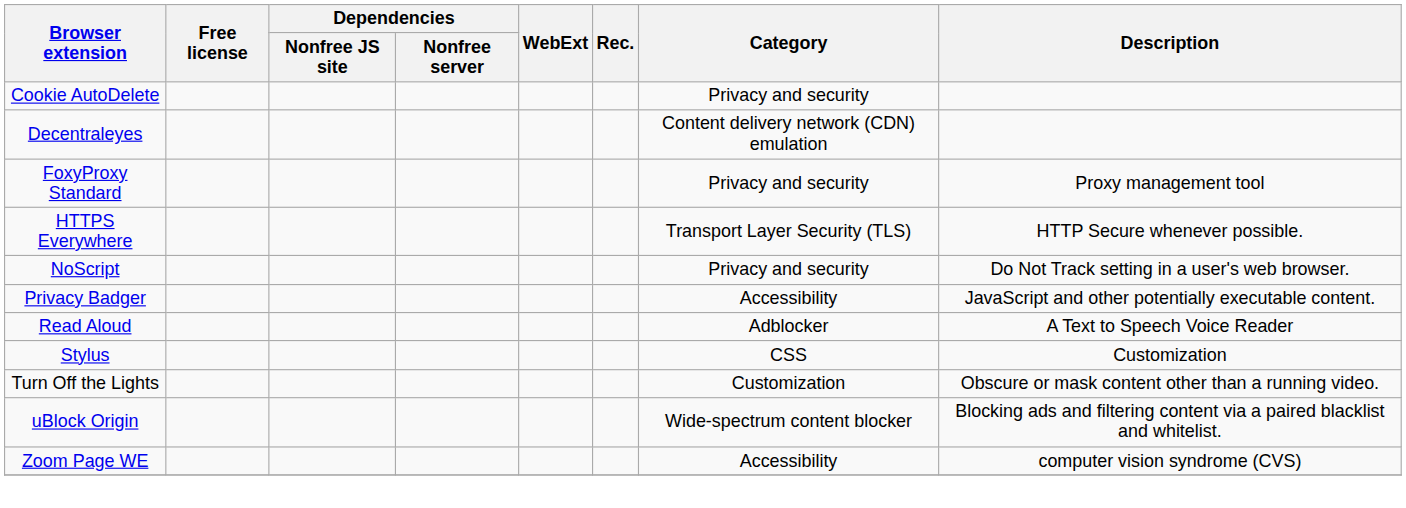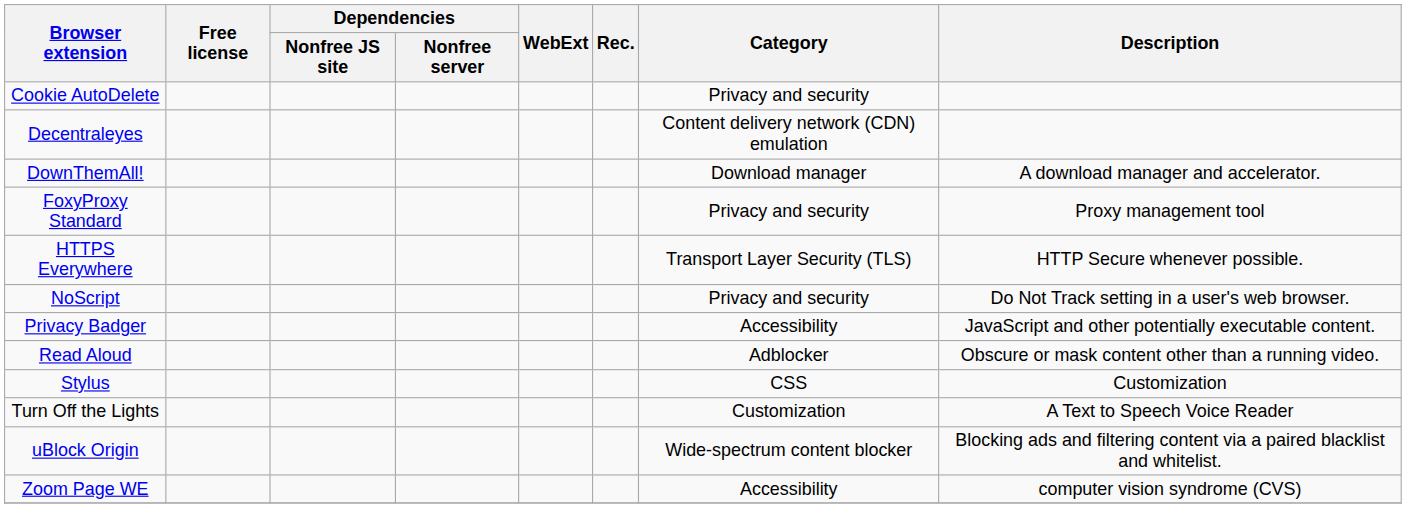+ row: (85, 172)
(1170, 326) A Text to Speech Voice Reader -> (1170, 355) Obscure or mask content other than a running video.
(1170, 383) Obscure or mask content other than a running video. -> (1170, 411) A Text to Speech Voice Reader
